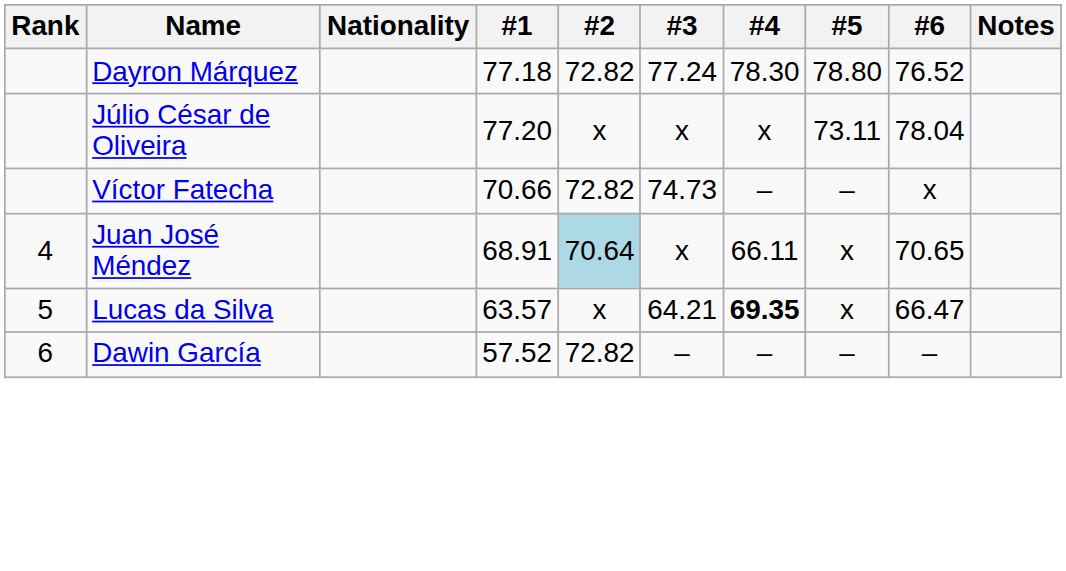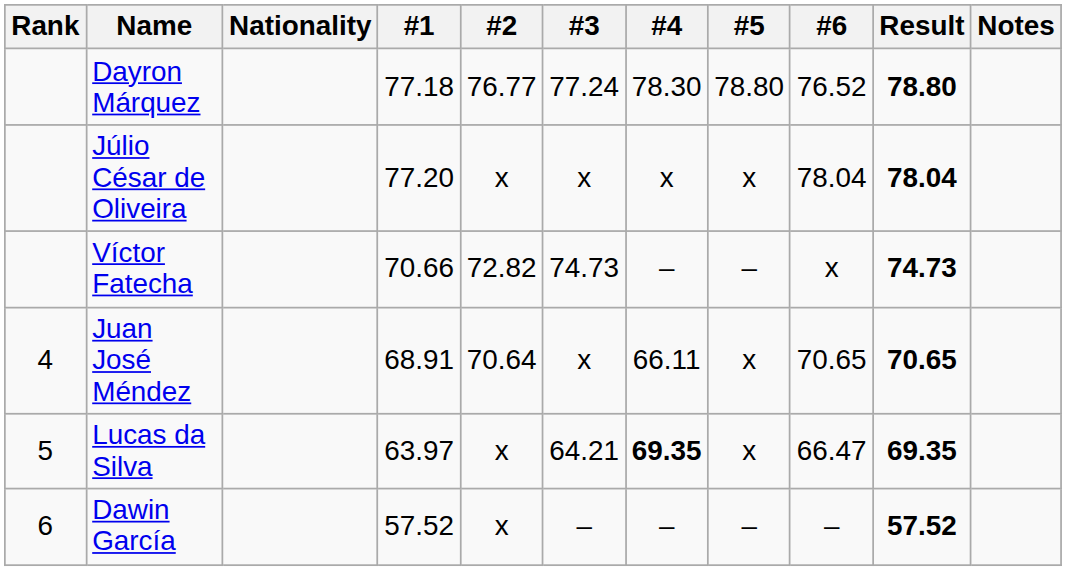+ column: (922, 26)
(600, 70) 72.82 -> (502, 86) 76.77
(847, 130) 73.11 -> (749, 177) x
(600, 250) lightblue background -> (502, 359) no background
(517, 309) 63.57 -> (419, 450) 63.97
(600, 354) 72.82 -> (502, 526) x
